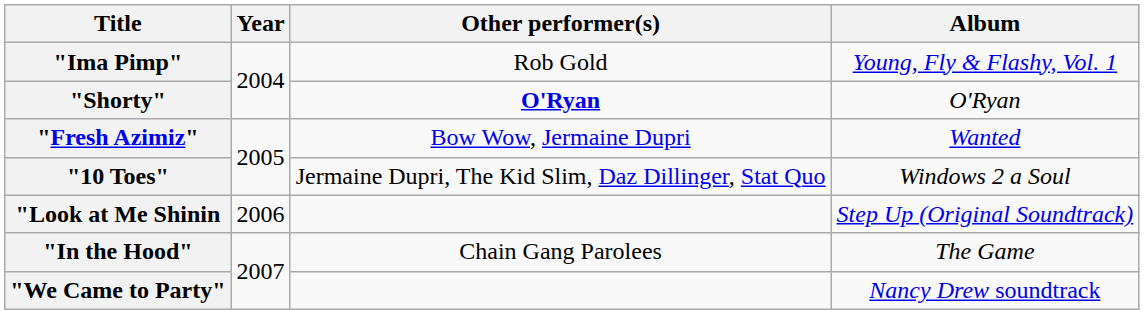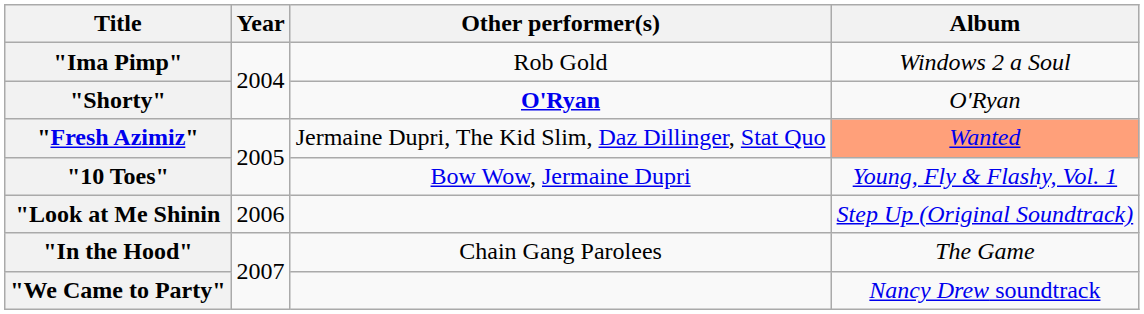(985, 61) Young, Fly & Flashy, Vol. 1 -> (985, 61) Windows 2 a Soul
(561, 137) Bow Wow, Jermaine Dupri -> (561, 137) Jermaine Dupri, The Kid Slim, Daz Dillinger, Stat Quo
(985, 137) no background -> (985, 137) lightsalmon background
(561, 175) Jermaine Dupri, The Kid Slim, Daz Dillinger, Stat Quo -> (561, 175) Bow Wow, Jermaine Dupri
(985, 175) Windows 2 a Soul -> (985, 175) Young, Fly & Flashy, Vol. 1
